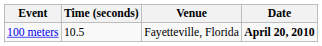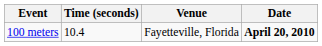(74, 32) 10.5 -> (74, 32) 10.4
